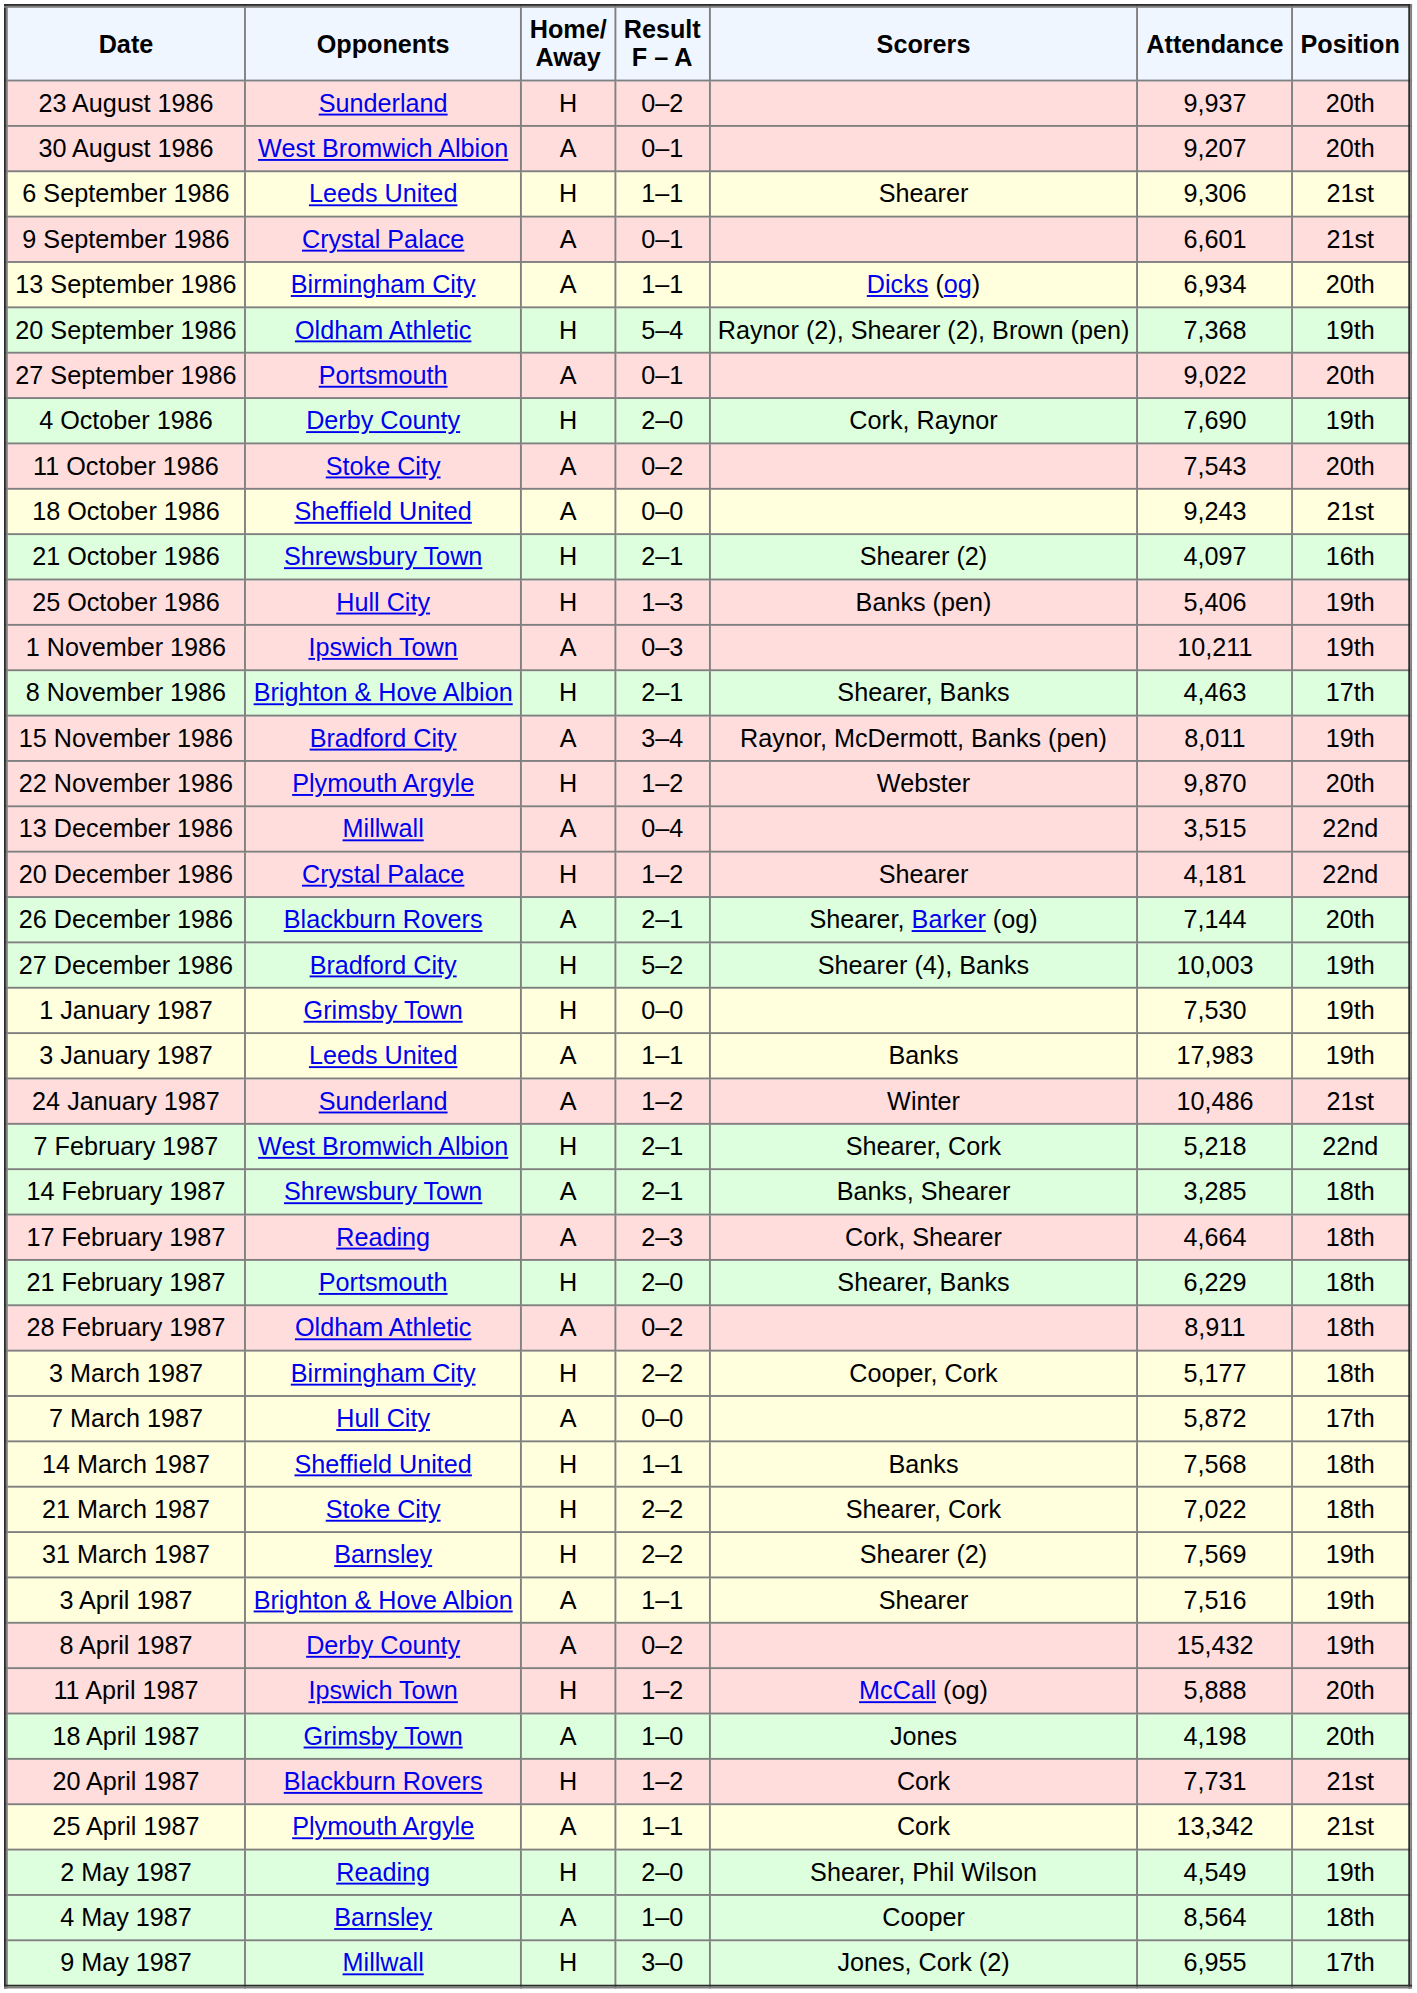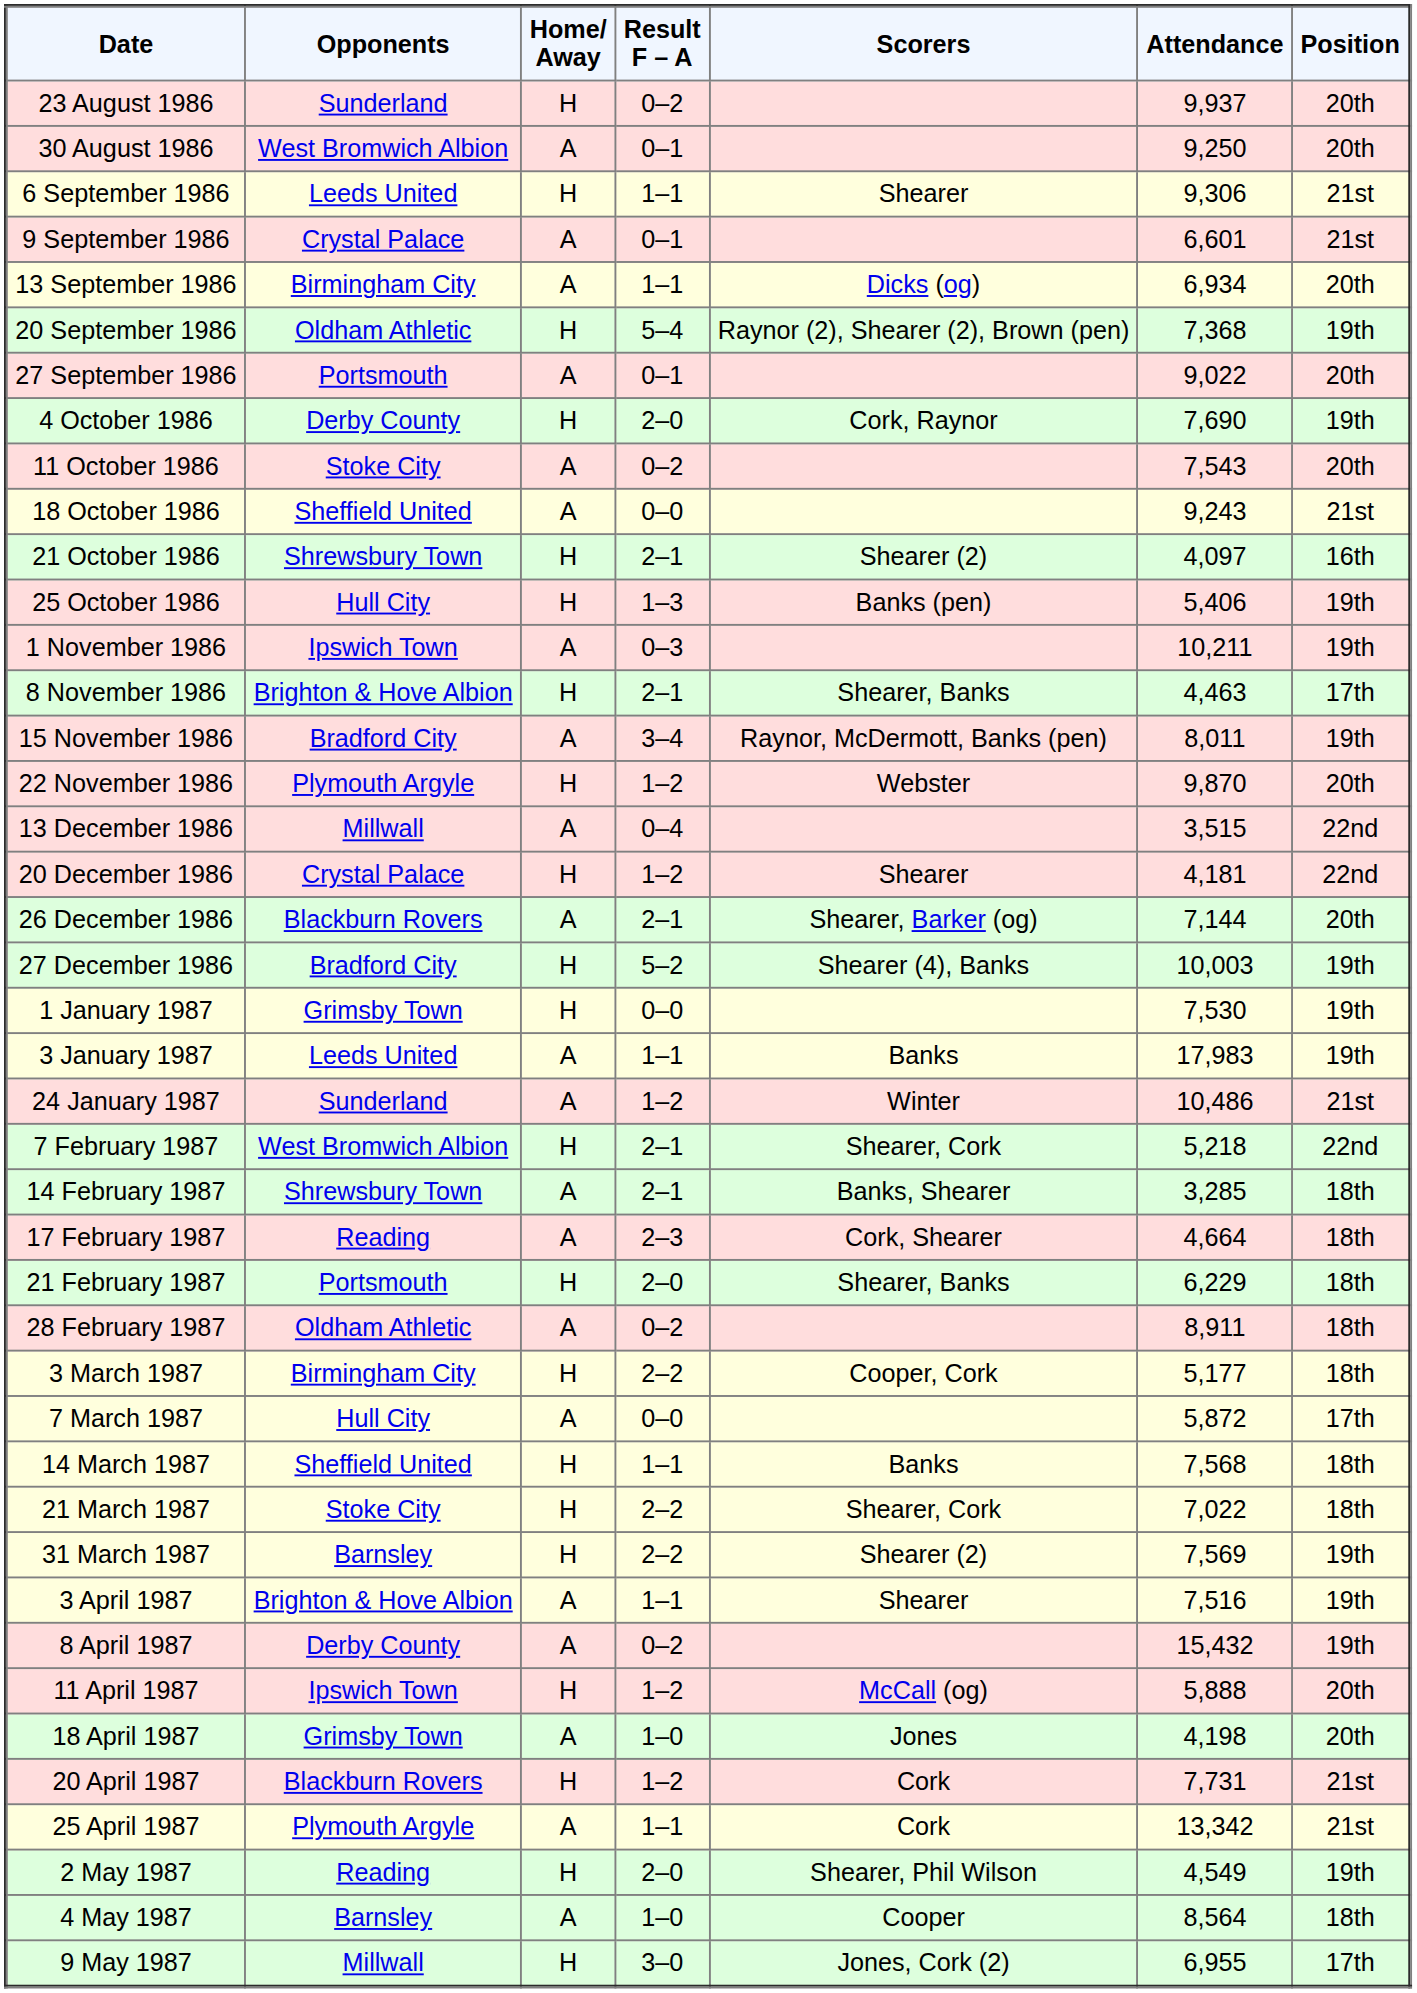(1215, 149) 9,207 -> (1215, 149) 9,250
